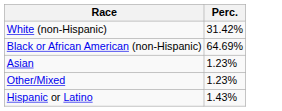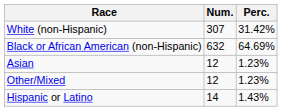+ column: (220, 13)
